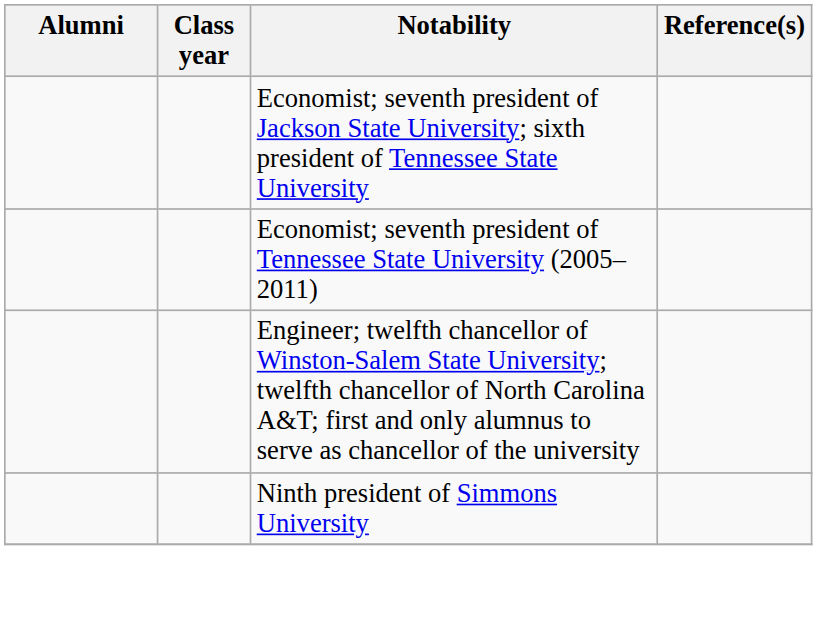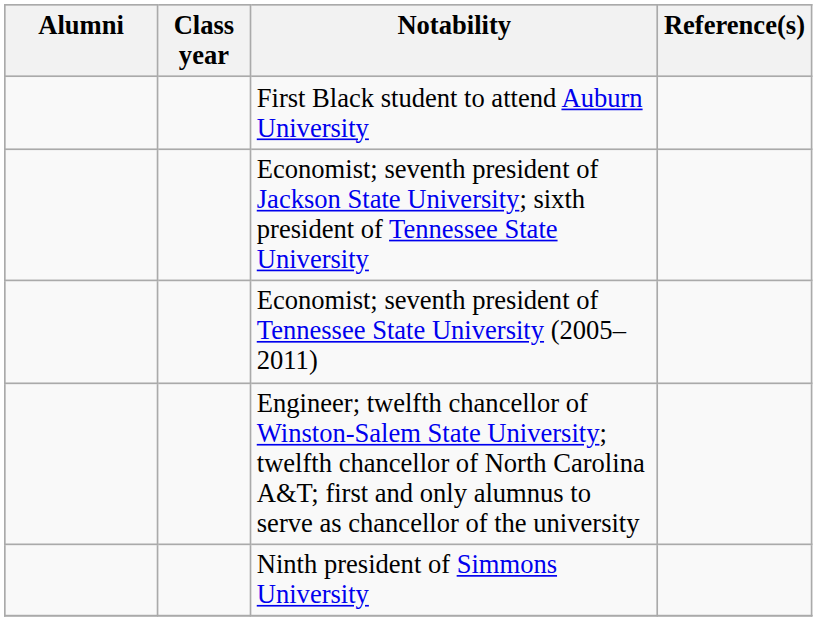+ row: (450, 112)
